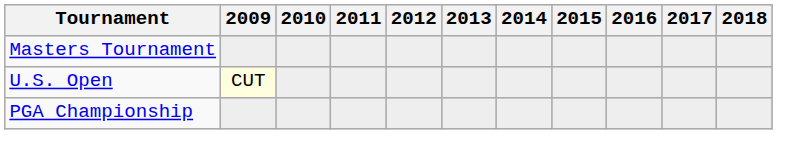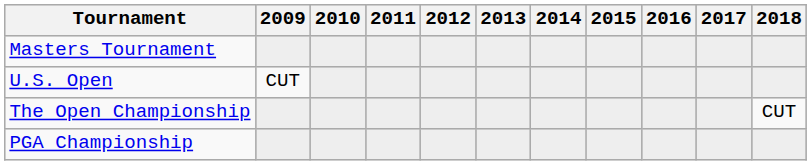(248, 82) lightyellow background -> (283, 82) no background
+ row: (130, 113)
